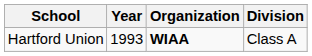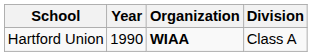(127, 39) 1993 -> (127, 39) 1990
